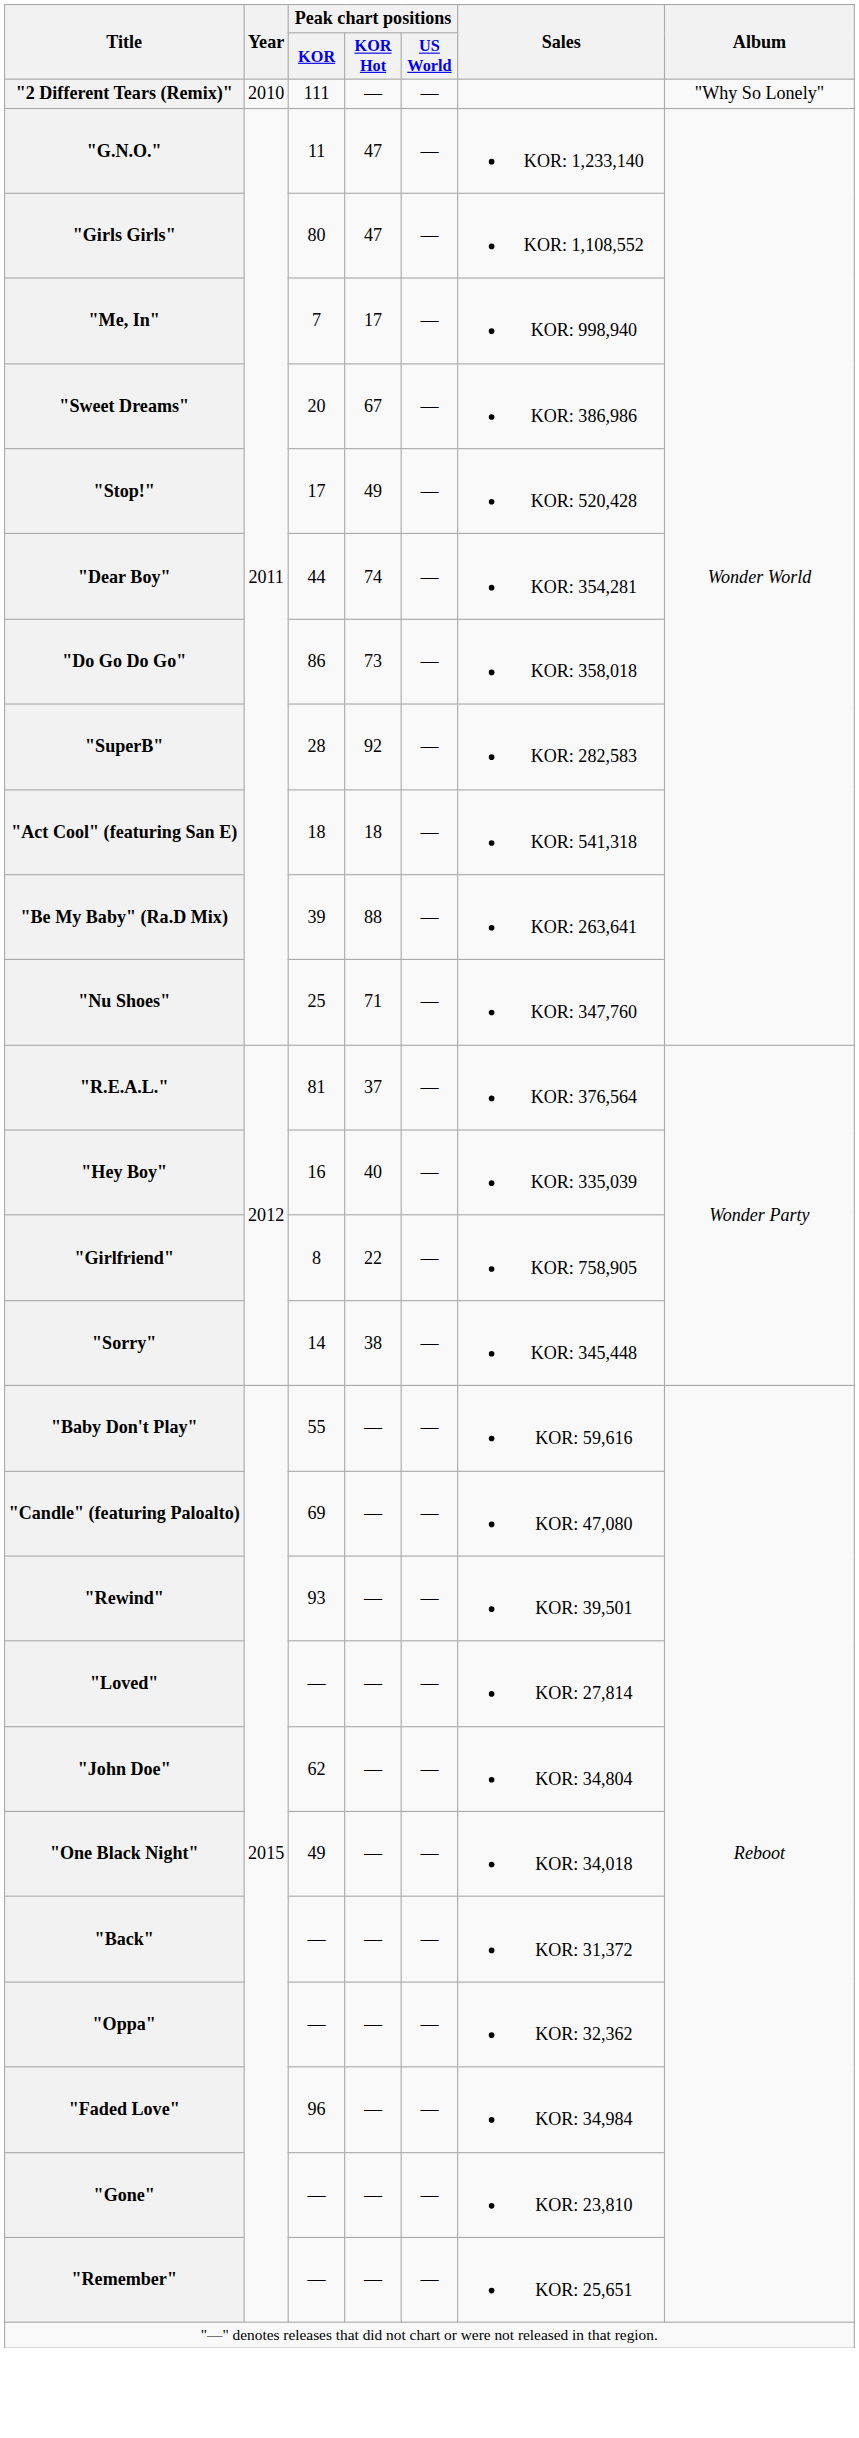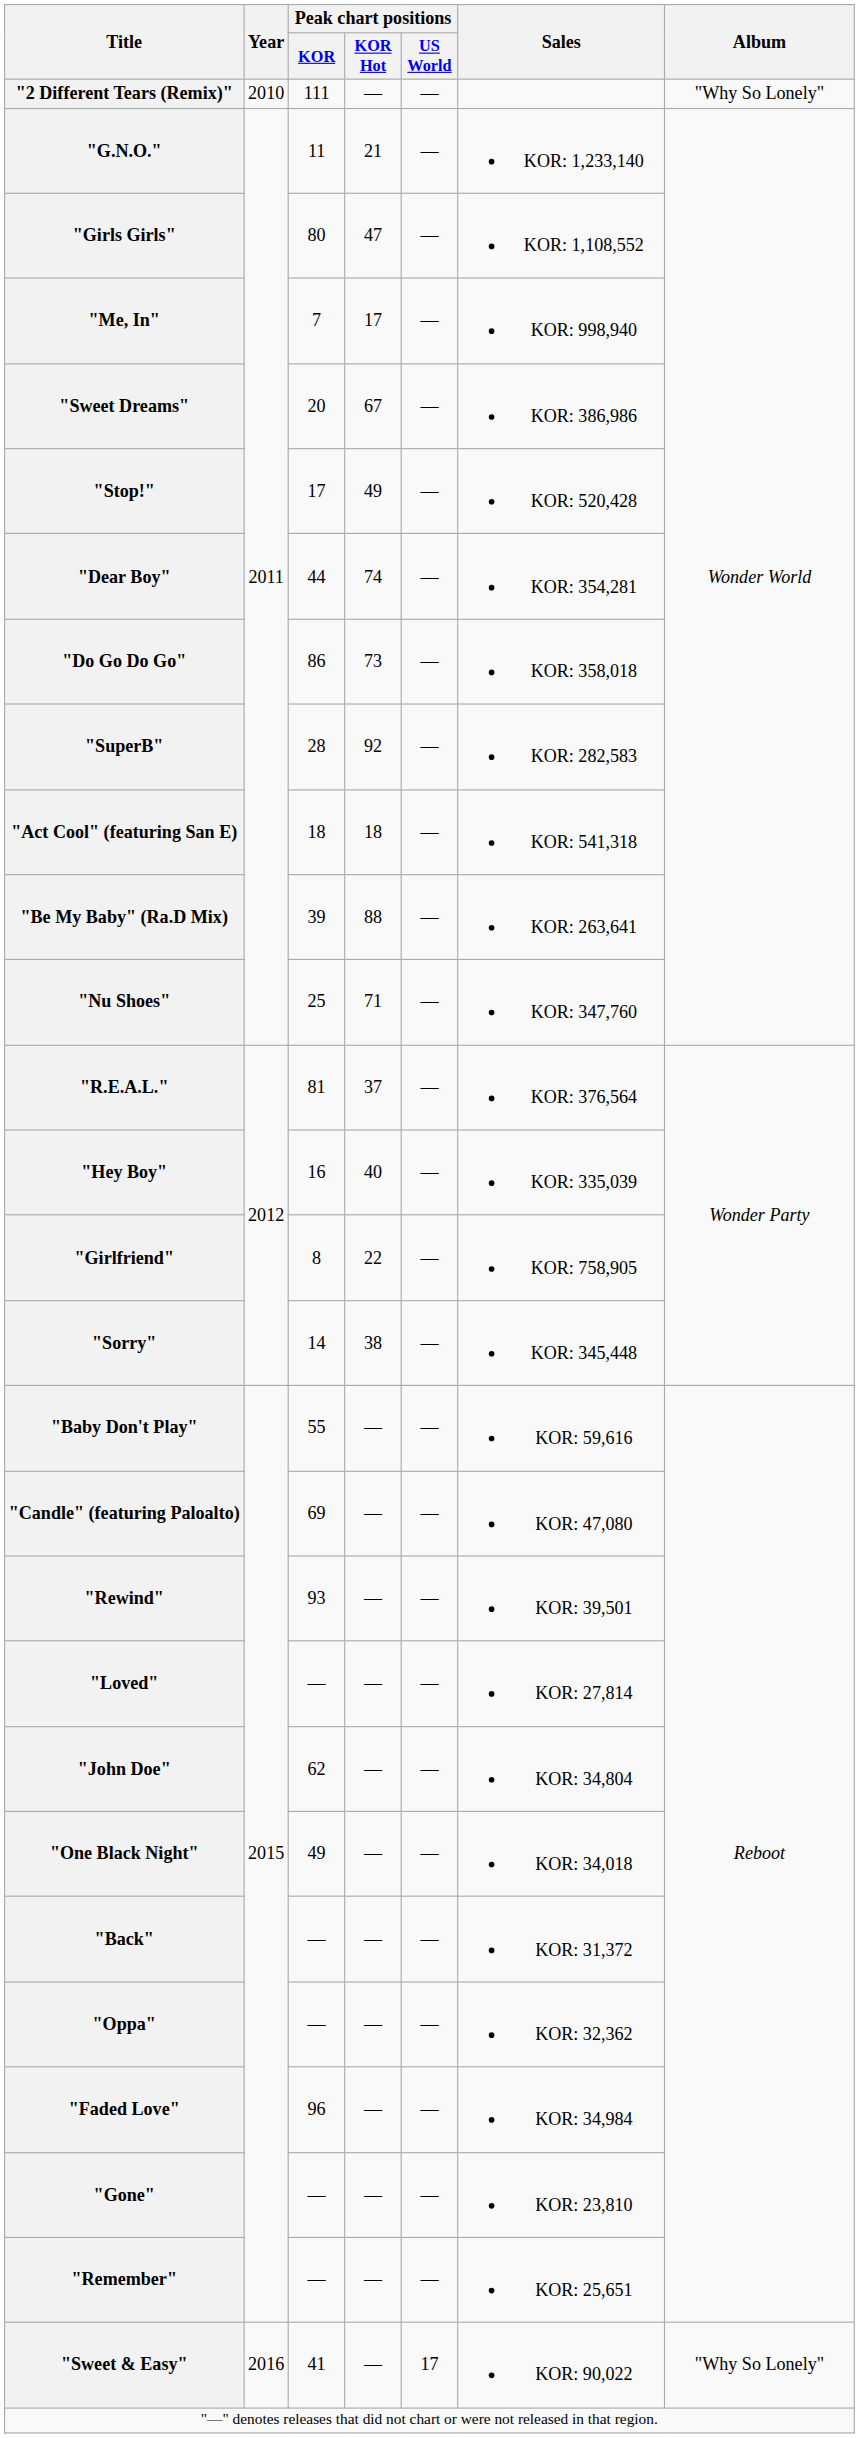(373, 150) 47 -> (373, 150) 21
+ row: (124, 2364)
